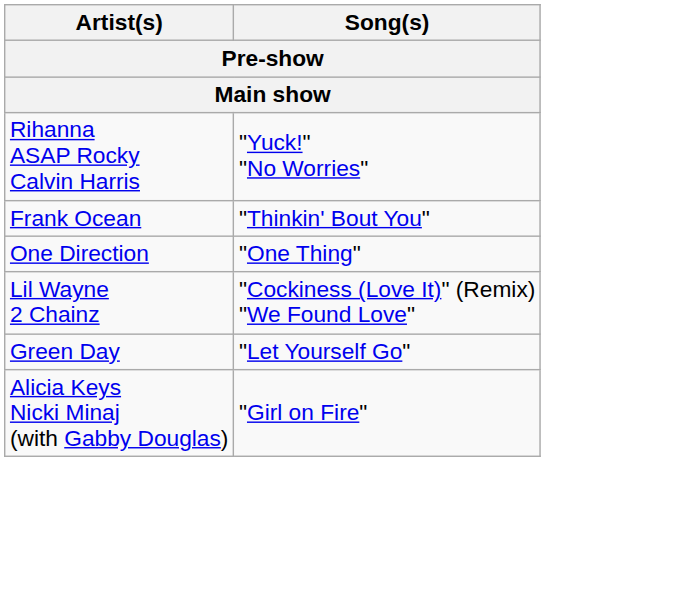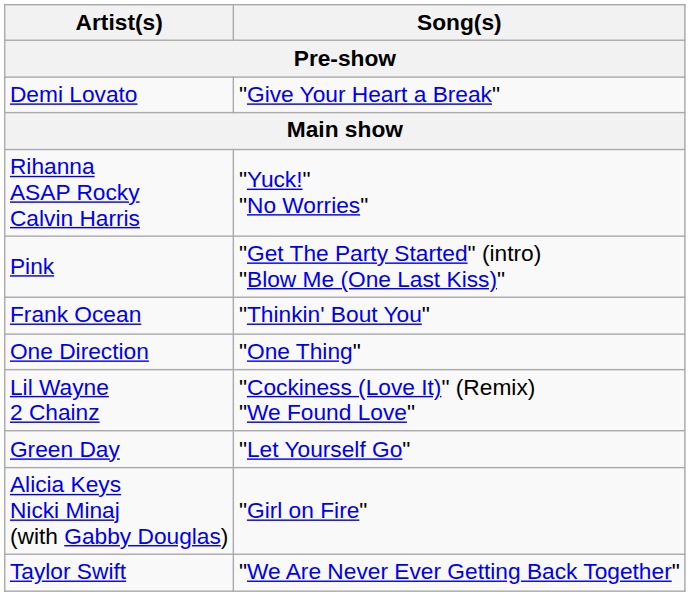+ row: (74, 94)
+ row: (32, 266)
+ row: (68, 572)
